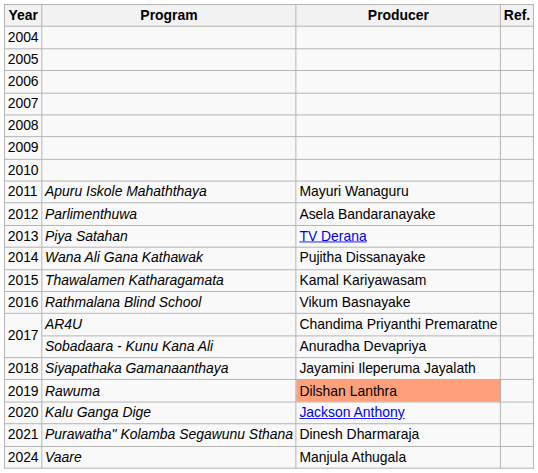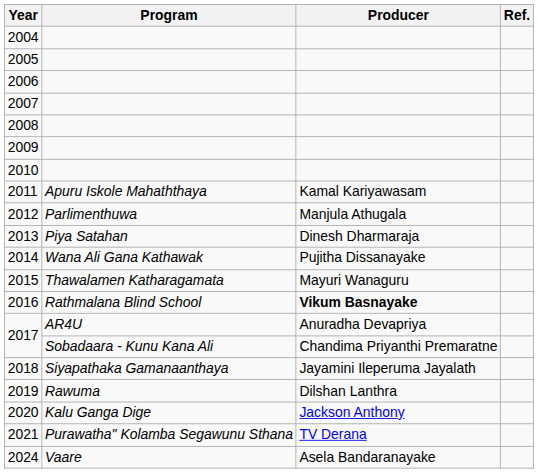(354, 192) Mayuri Wanaguru -> (363, 192) Kamal Kariyawasam
(367, 214) Asela Bandaranayake -> (353, 214) Manjula Athugala
(333, 236) TV Derana -> (359, 236) Dinesh Dharmaraja
(363, 280) Kamal Kariyawasam -> (354, 280) Mayuri Wanaguru
(355, 302) normal -> (358, 302) bold
(398, 324) Chandima Priyanthi Premaratne -> (363, 324) Anuradha Devapriya
(363, 346) Anuradha Devapriya -> (398, 346) Chandima Priyanthi Premaratne
(348, 390) lightsalmon background -> (348, 390) no background
(359, 434) Dinesh Dharmaraja -> (333, 434) TV Derana
(353, 457) Manjula Athugala -> (367, 457) Asela Bandaranayake
